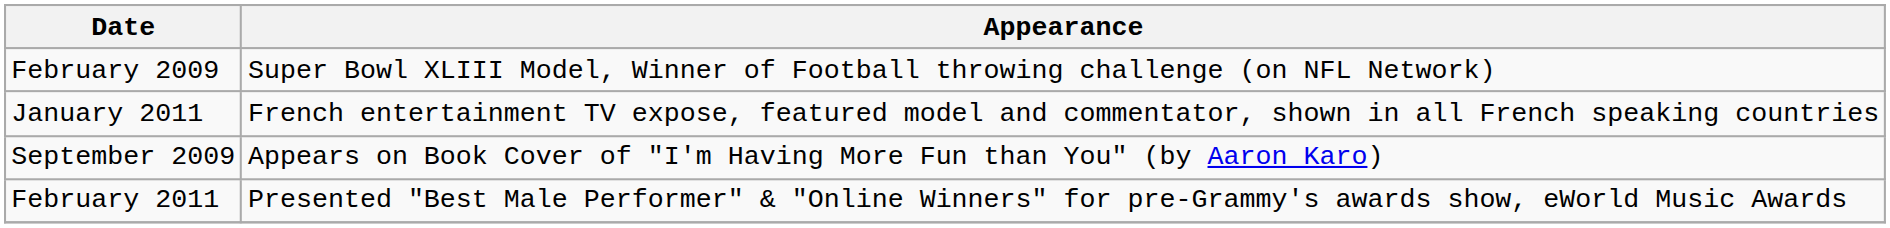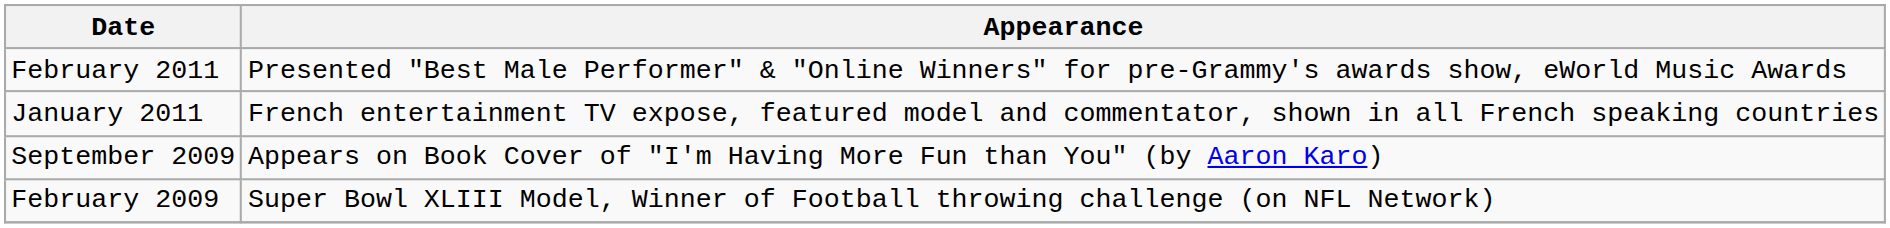rows swapped: (115, 200) <-> (115, 70)
